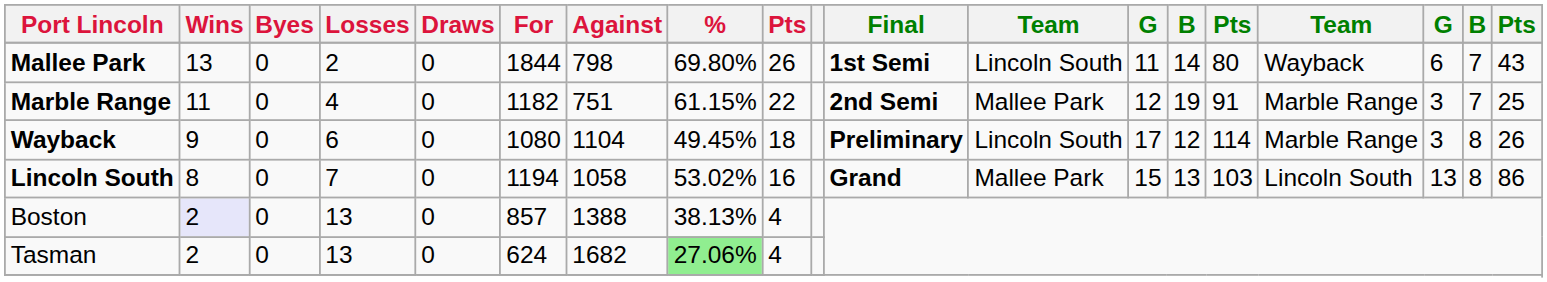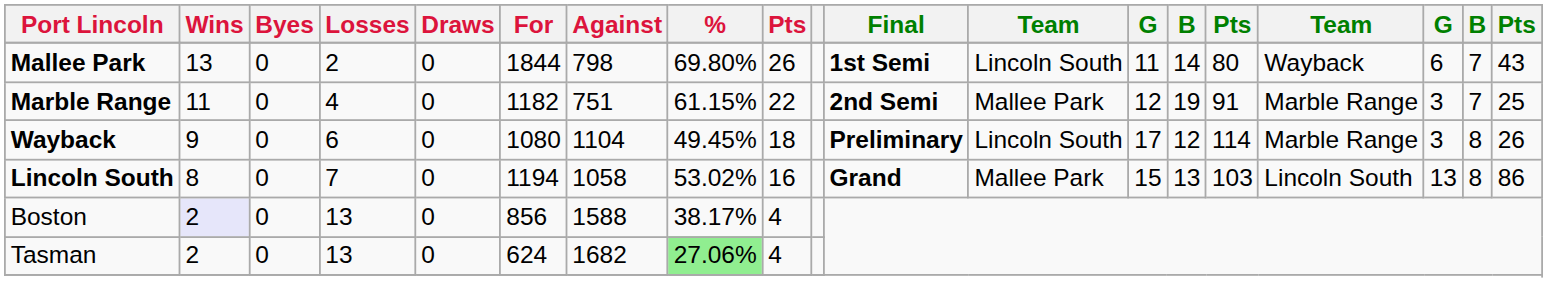(527, 217) 857 -> (527, 217) 856
(600, 217) 1388 -> (600, 217) 1588
(715, 217) 38.13% -> (715, 217) 38.17%
